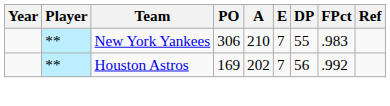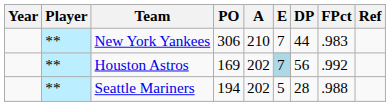(302, 40) 55 -> (302, 40) 44
(281, 64) no background -> (281, 64) lightblue background
+ row: (145, 88)
